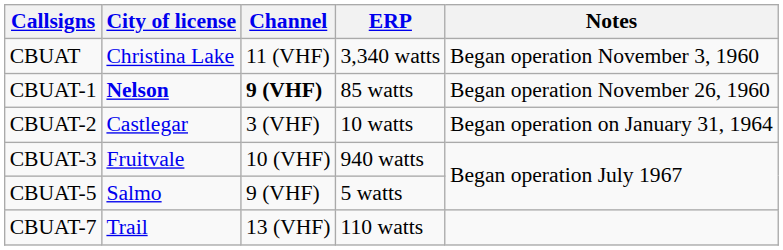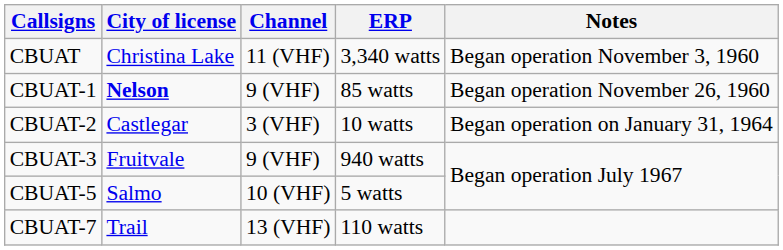(284, 90) bold -> (283, 90) normal
(288, 158) 10 (VHF) -> (283, 158) 9 (VHF)
(283, 192) 9 (VHF) -> (288, 192) 10 (VHF)
